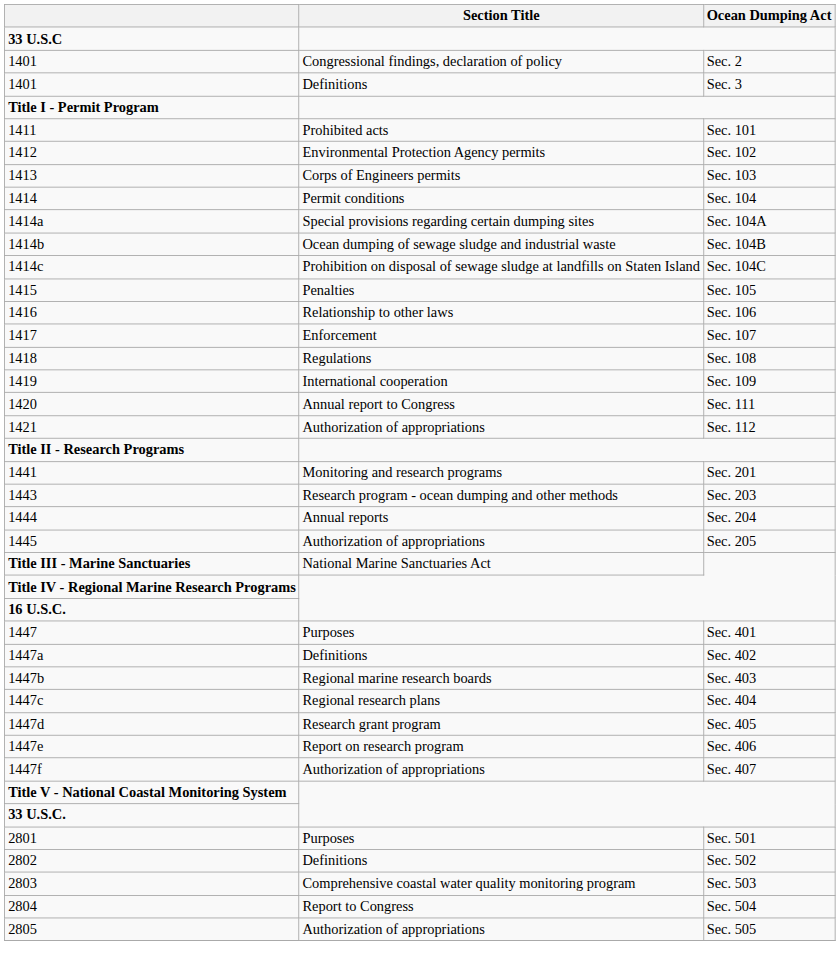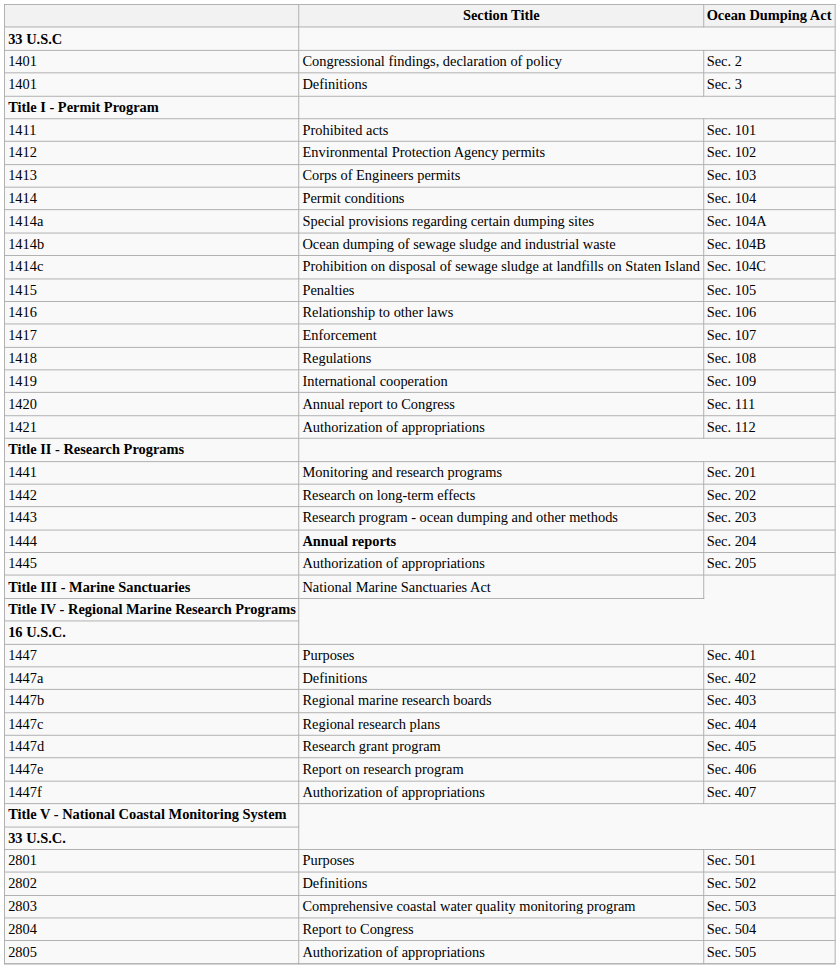+ row: (23, 495)
(345, 518) normal -> (349, 541) bold
